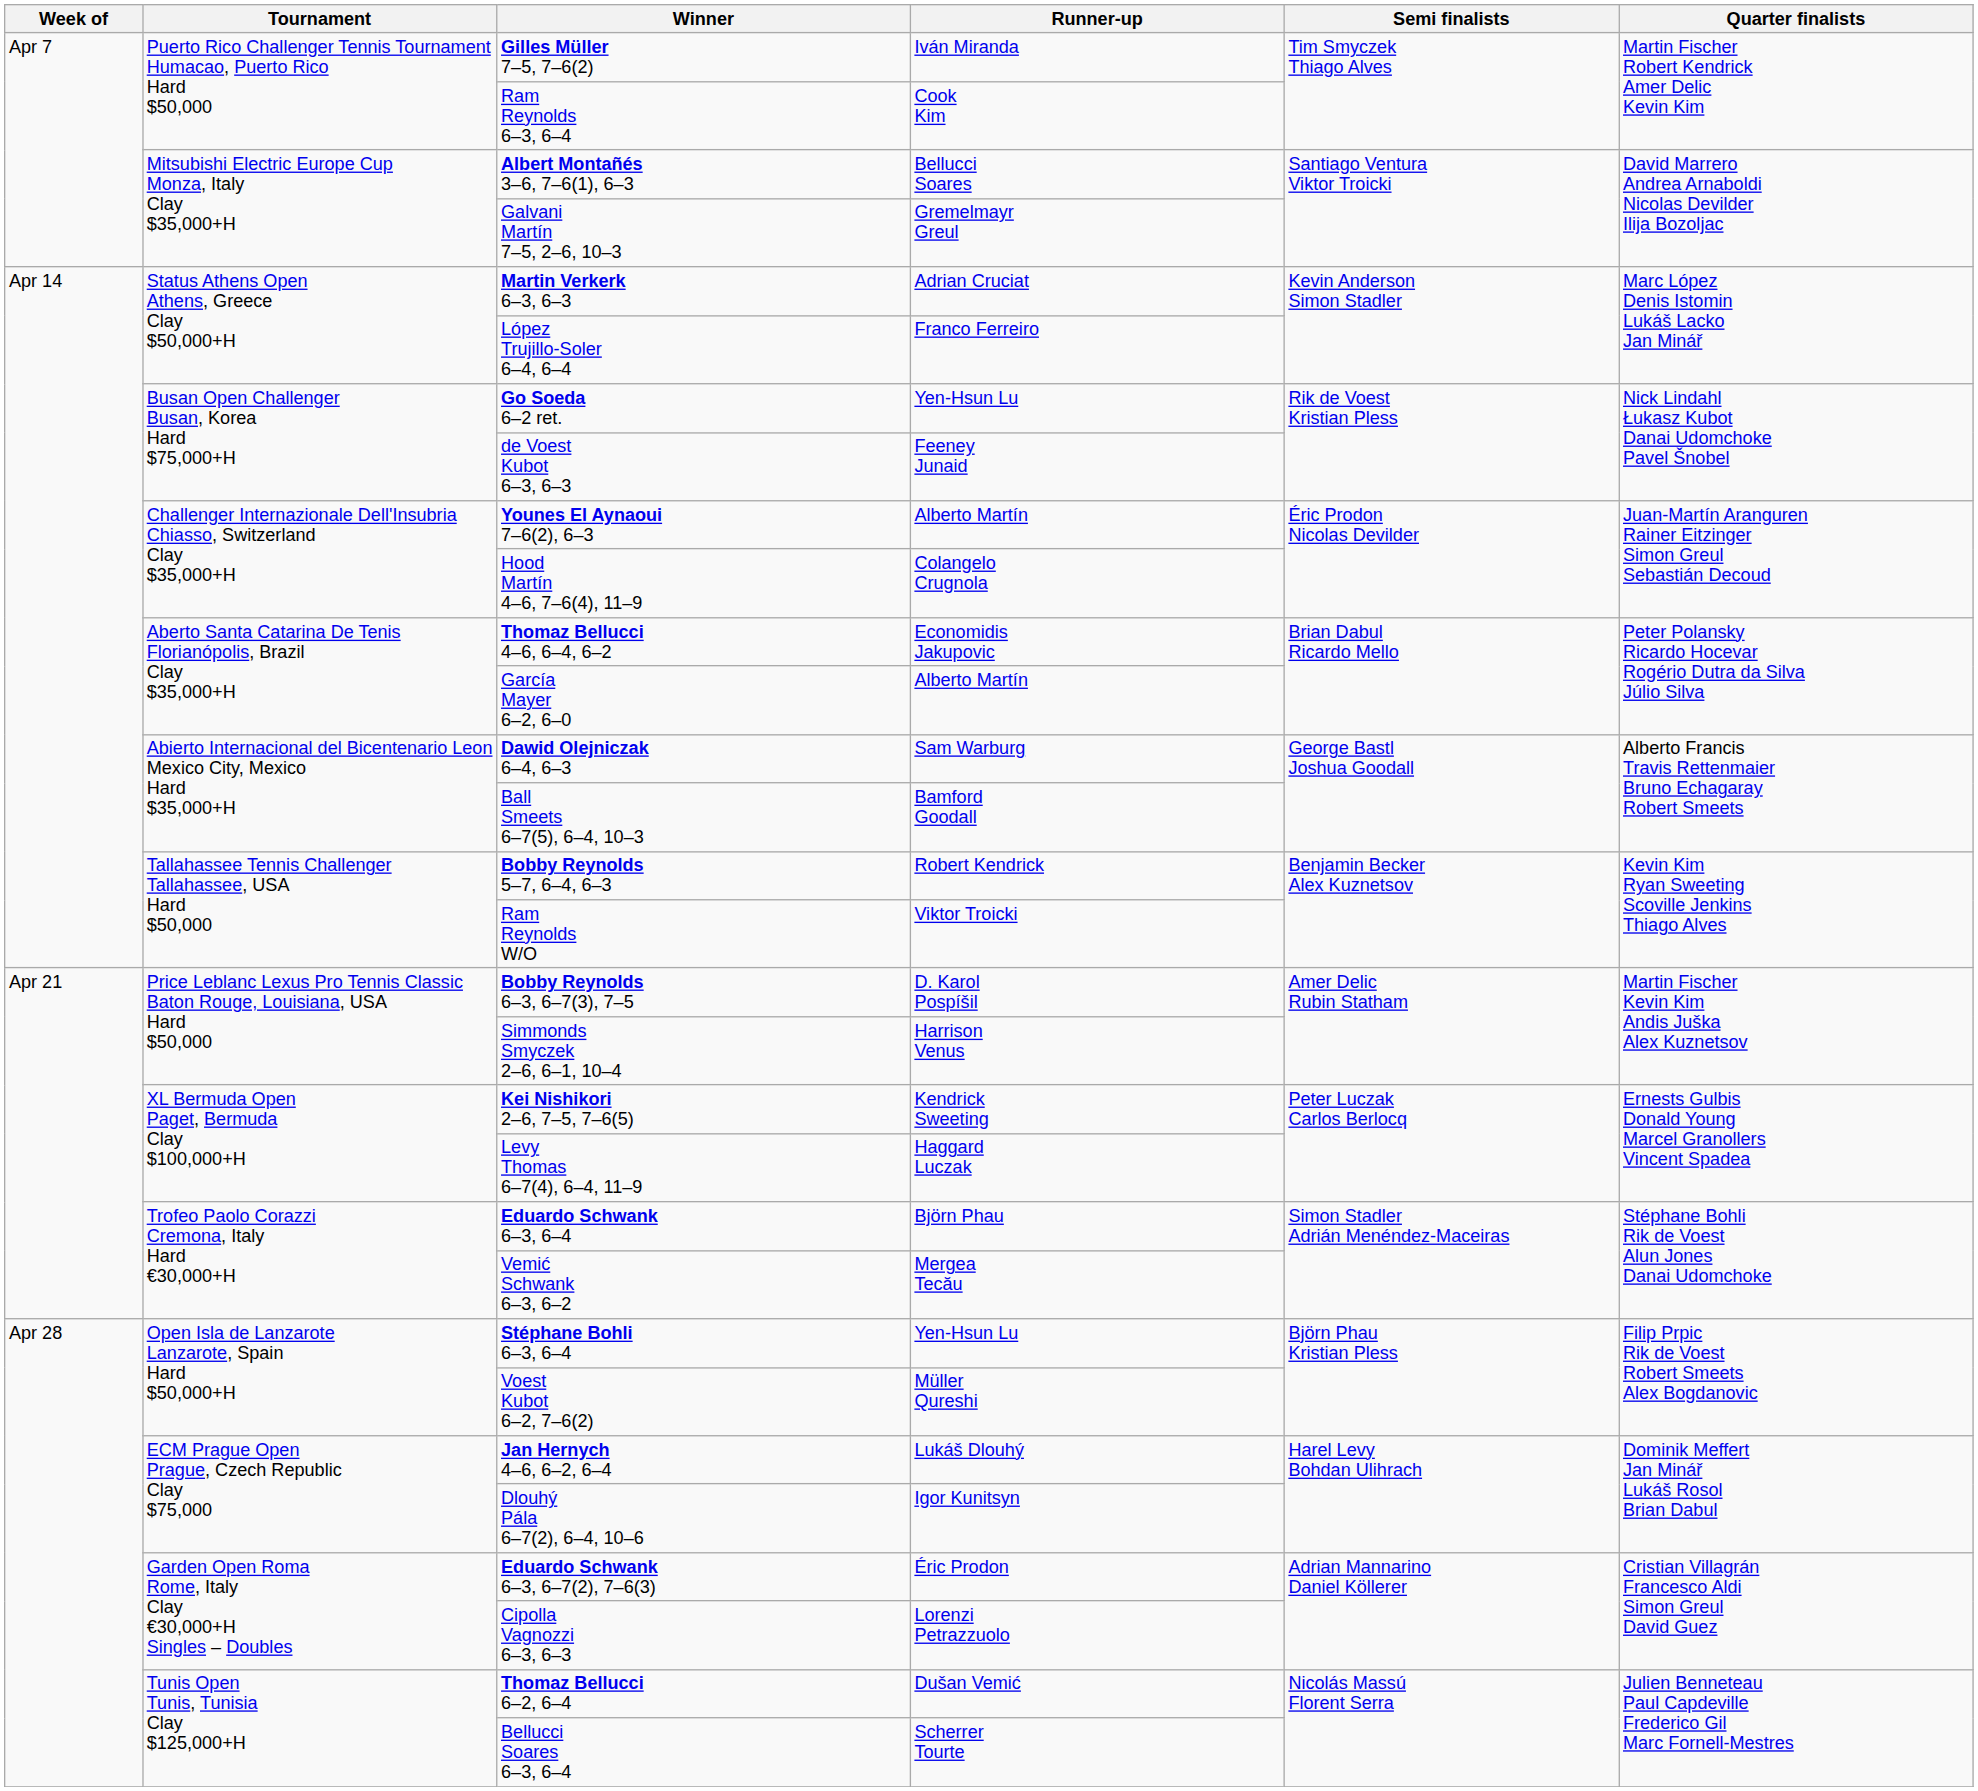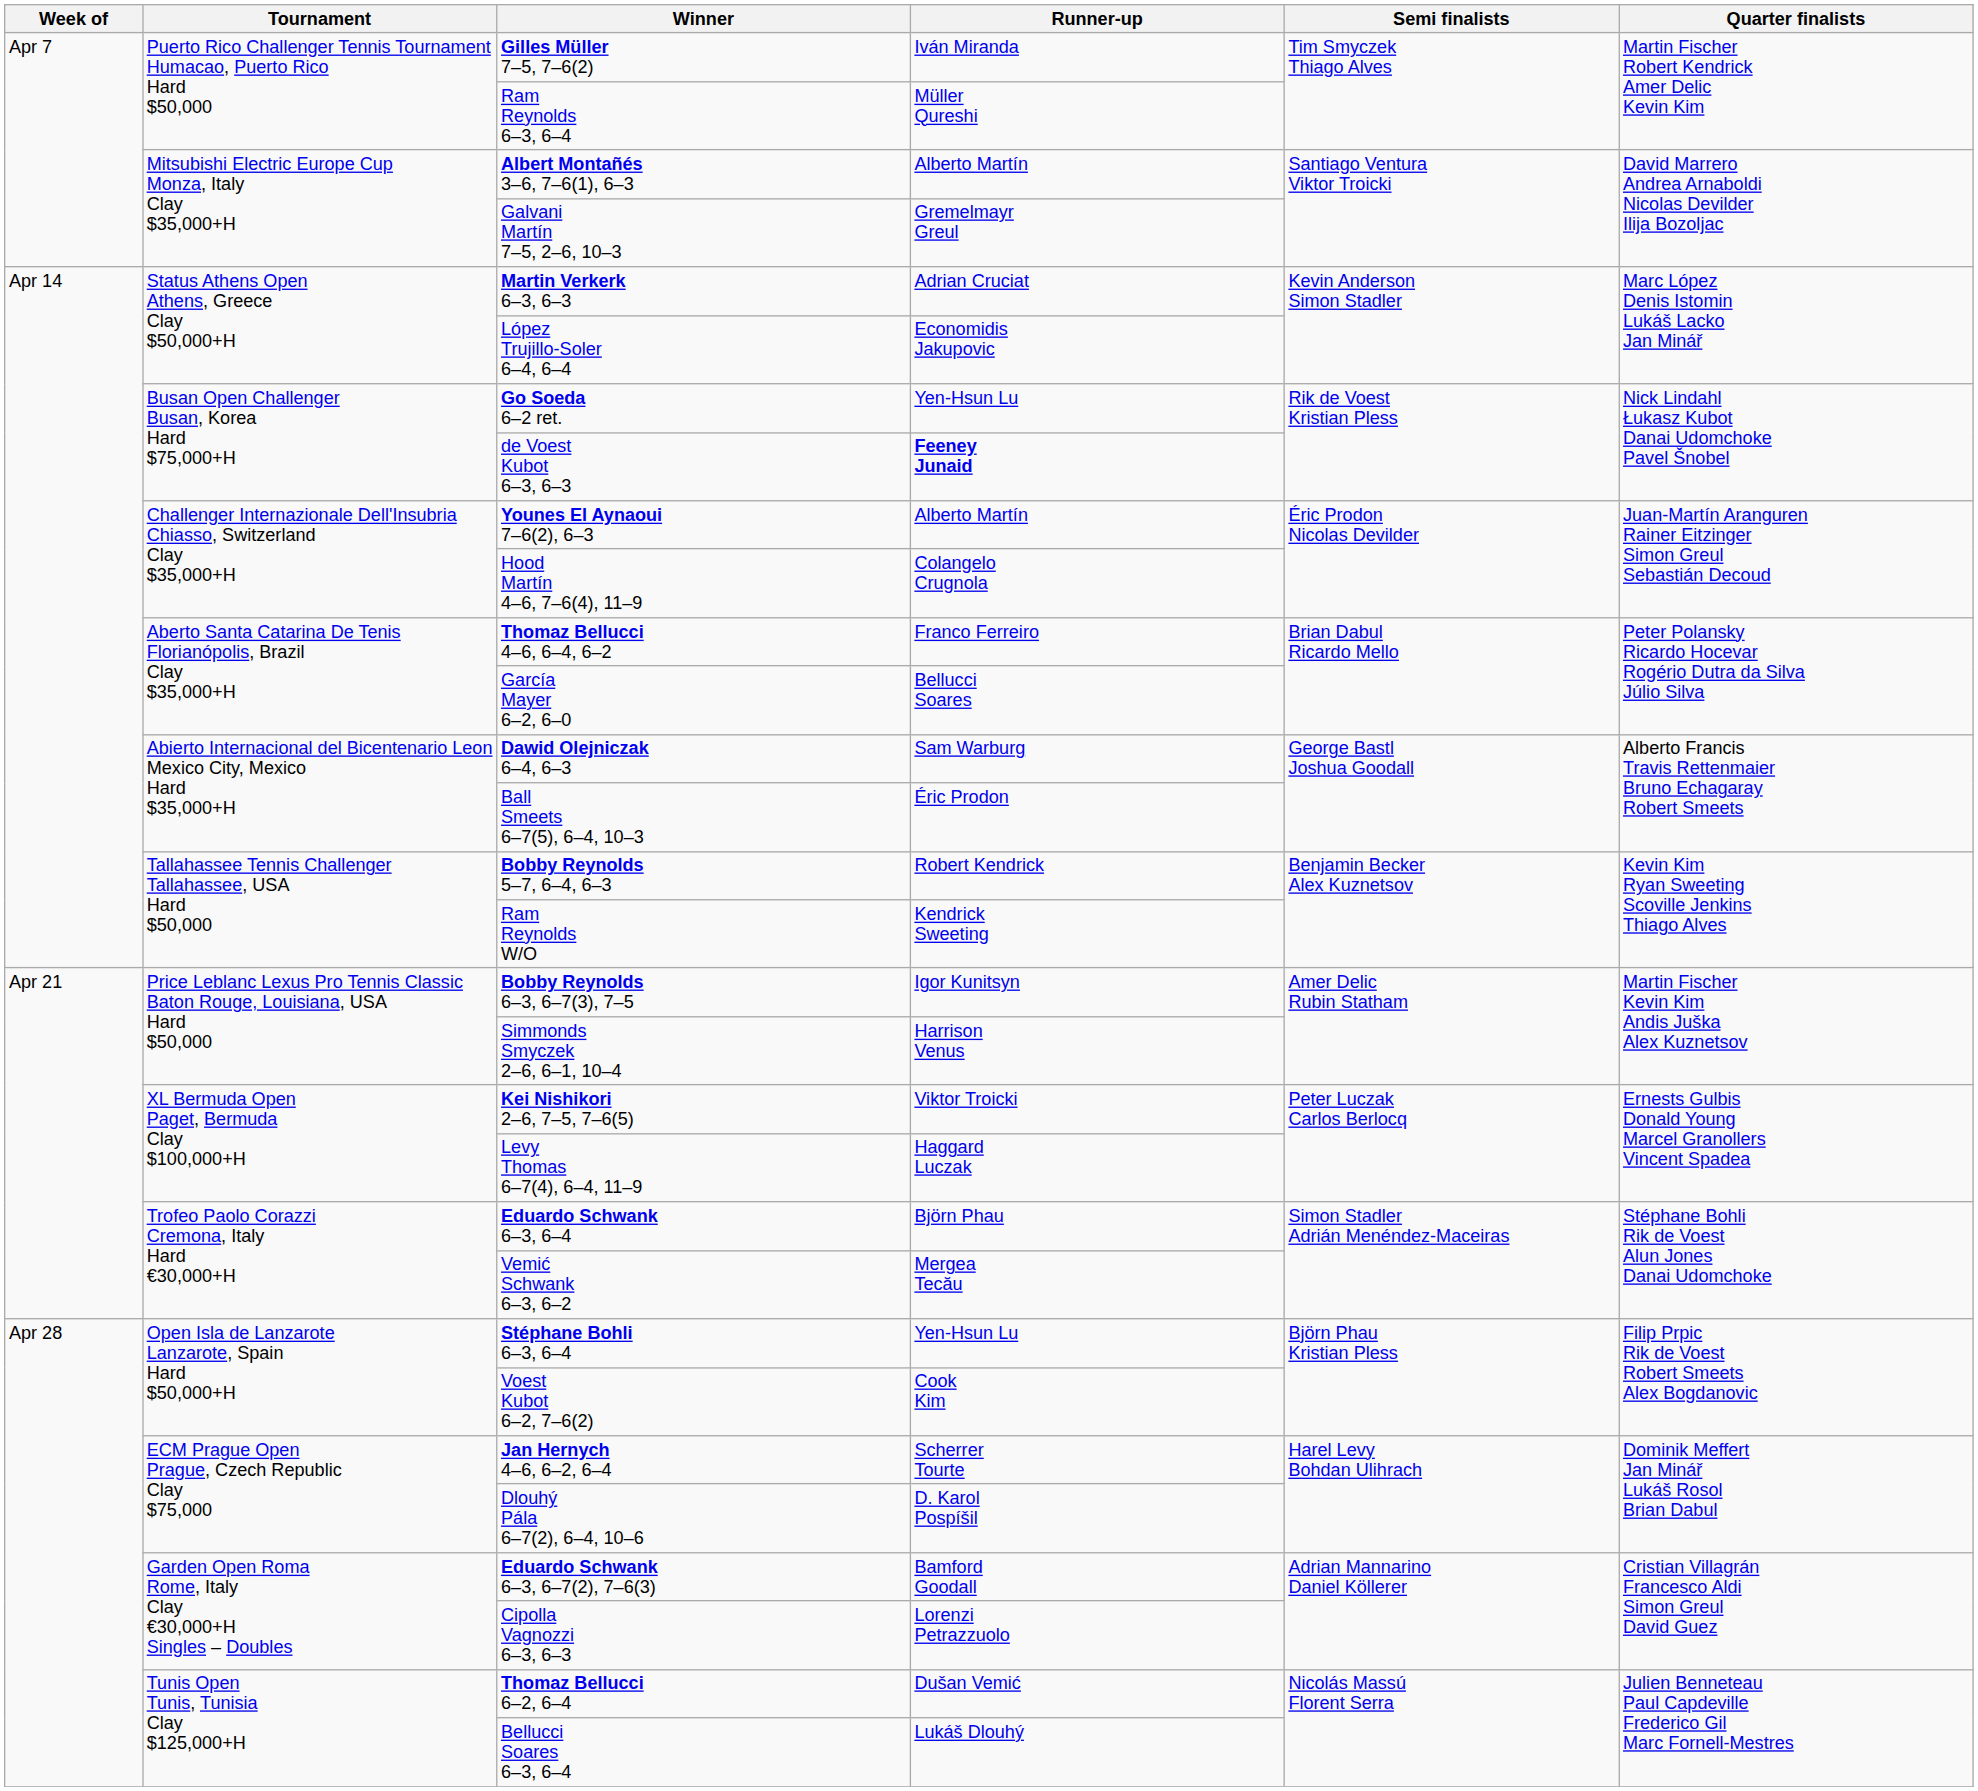(935, 105) Cook Kim -> (946, 105) Müller Qureshi
(946, 174) Bellucci Soares -> (971, 164) Alberto Martín
(977, 329) Franco Ferreiro -> (961, 339) Economidis Jakupovic
(945, 456) normal -> (946, 456) bold
(961, 641) Economidis Jakupovic -> (977, 631) Franco Ferreiro
(971, 680) Alberto Martín -> (946, 690) Bellucci Soares
(949, 807) Bamford Goodall -> (962, 797) Éric Prodon
(966, 914) Viktor Troicki -> (952, 924) Kendrick Sweeting
(947, 992) D. Karol Pospíšil -> (967, 982) Igor Kunitsyn
(952, 1109) Kendrick Sweeting -> (966, 1099) Viktor Troicki
(946, 1391) Müller Qureshi -> (935, 1391) Cook Kim
(969, 1450) Lukáš Dlouhý -> (949, 1459) Scherrer Tourte
(967, 1498) Igor Kunitsyn -> (947, 1508) D. Karol Pospíšil
(962, 1566) Éric Prodon -> (949, 1576) Bamford Goodall
(949, 1742) Scherrer Tourte -> (969, 1732) Lukáš Dlouhý
